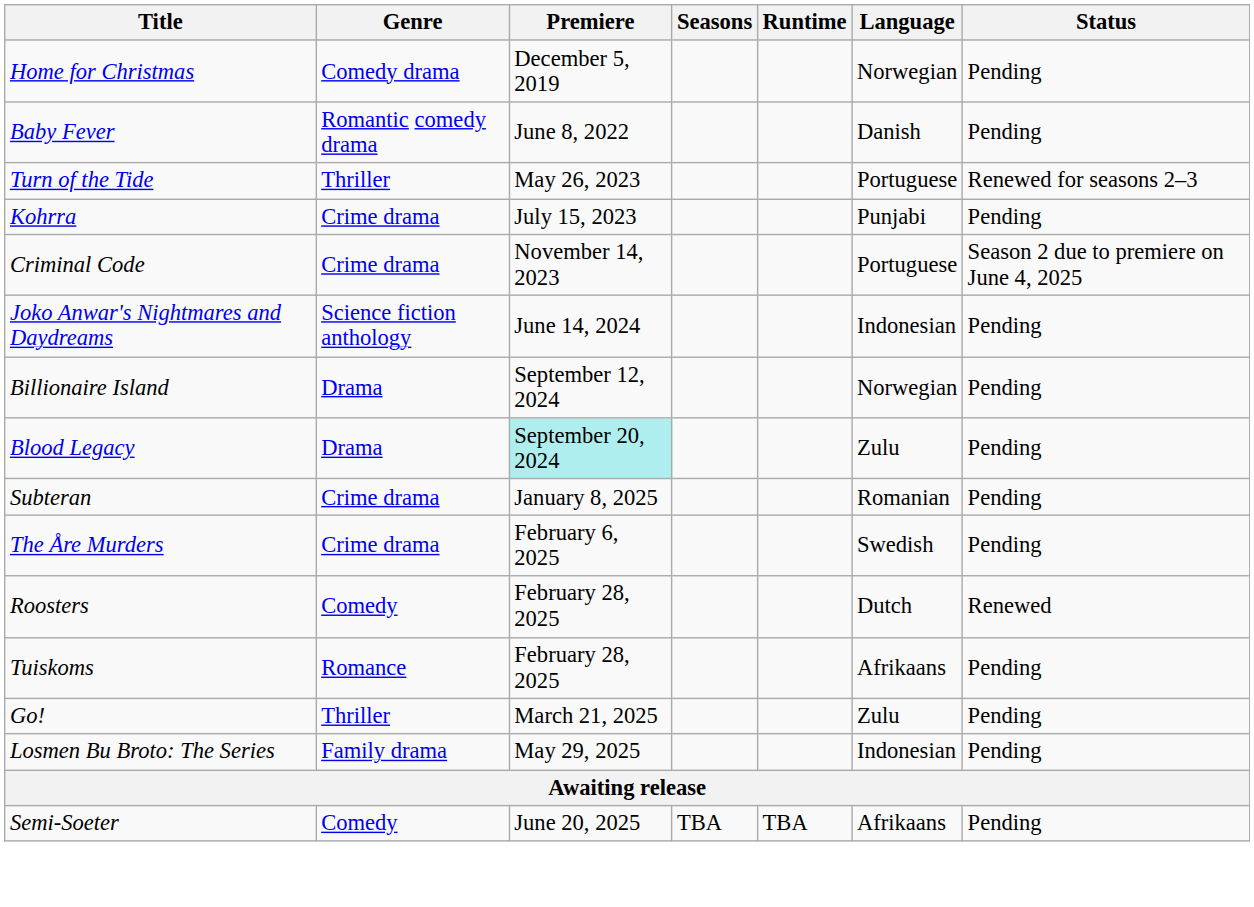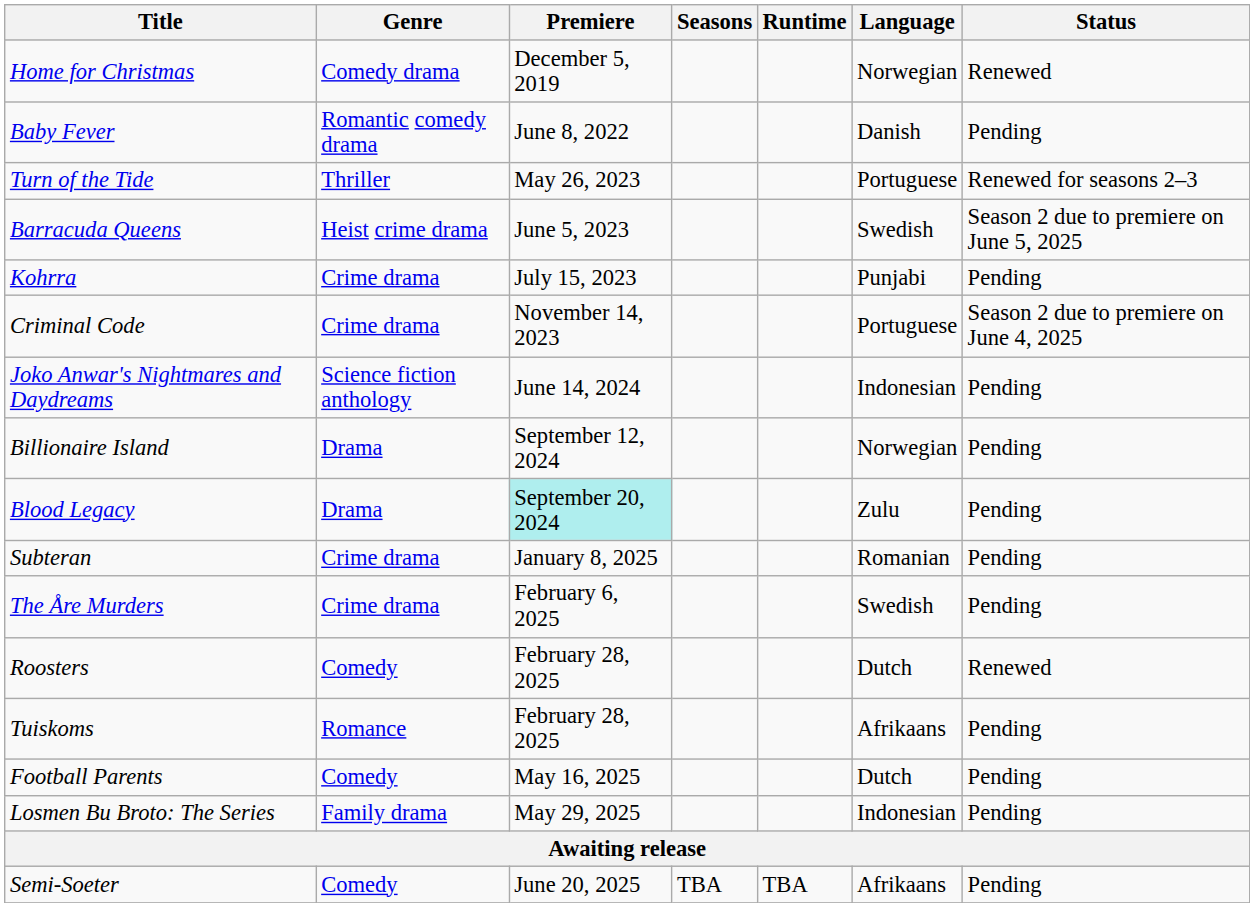(1005, 70) Pending -> (1010, 70) Renewed
+ row: (95, 228)
- row: (27, 715)
+ row: (86, 777)
